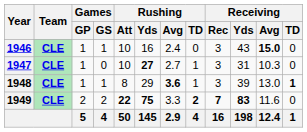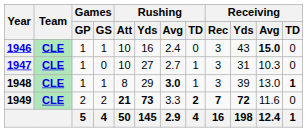(147, 65) bold -> (147, 65) normal
(173, 83) 3.6 -> (173, 83) 3.0
(124, 100) 22 -> (124, 100) 21
(147, 100) 75 -> (147, 100) 73
(243, 100) 83 -> (243, 100) 72
